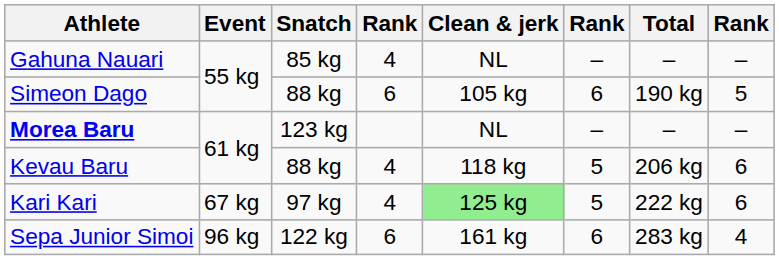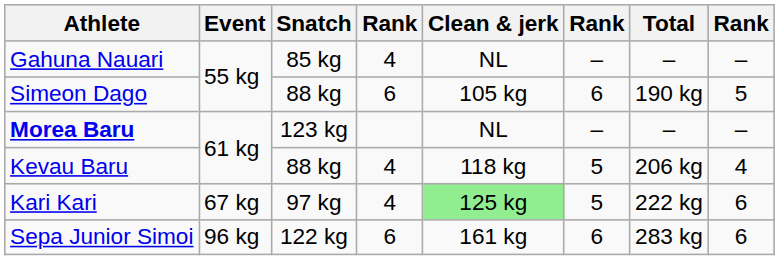(741, 166) 6 -> (741, 166) 4
(741, 237) 4 -> (741, 237) 6
